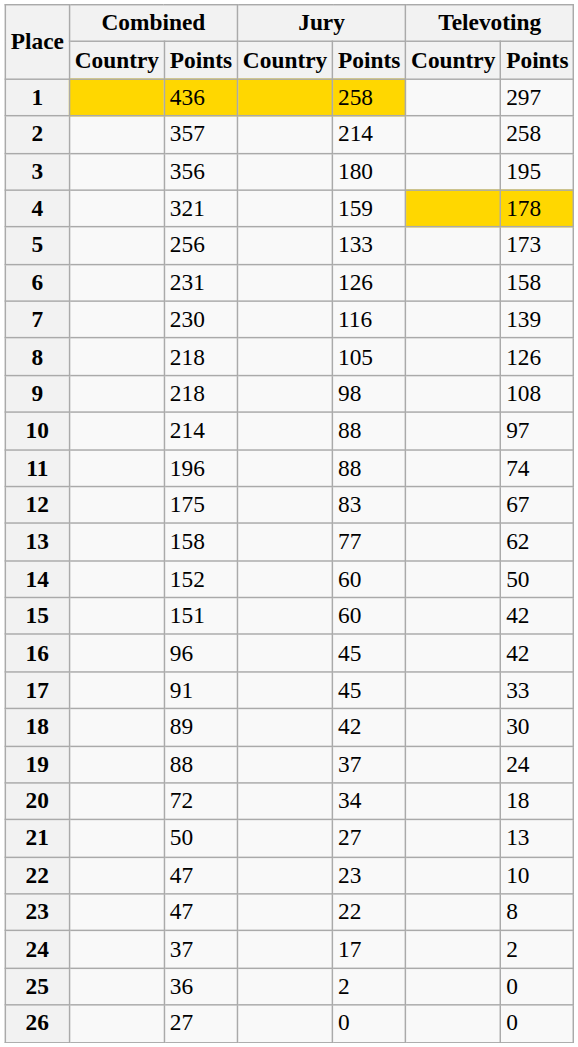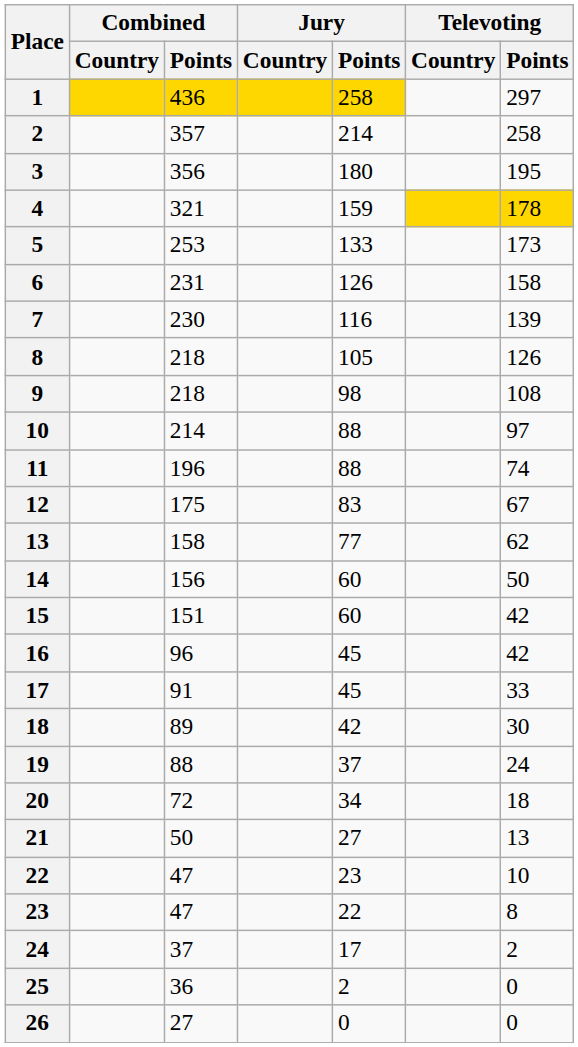(187, 245) 256 -> (187, 245) 253
(187, 578) 152 -> (187, 578) 156
